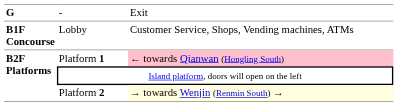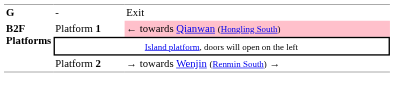- row: (73, 29)
(207, 93) lightyellow background -> (203, 63) no background
